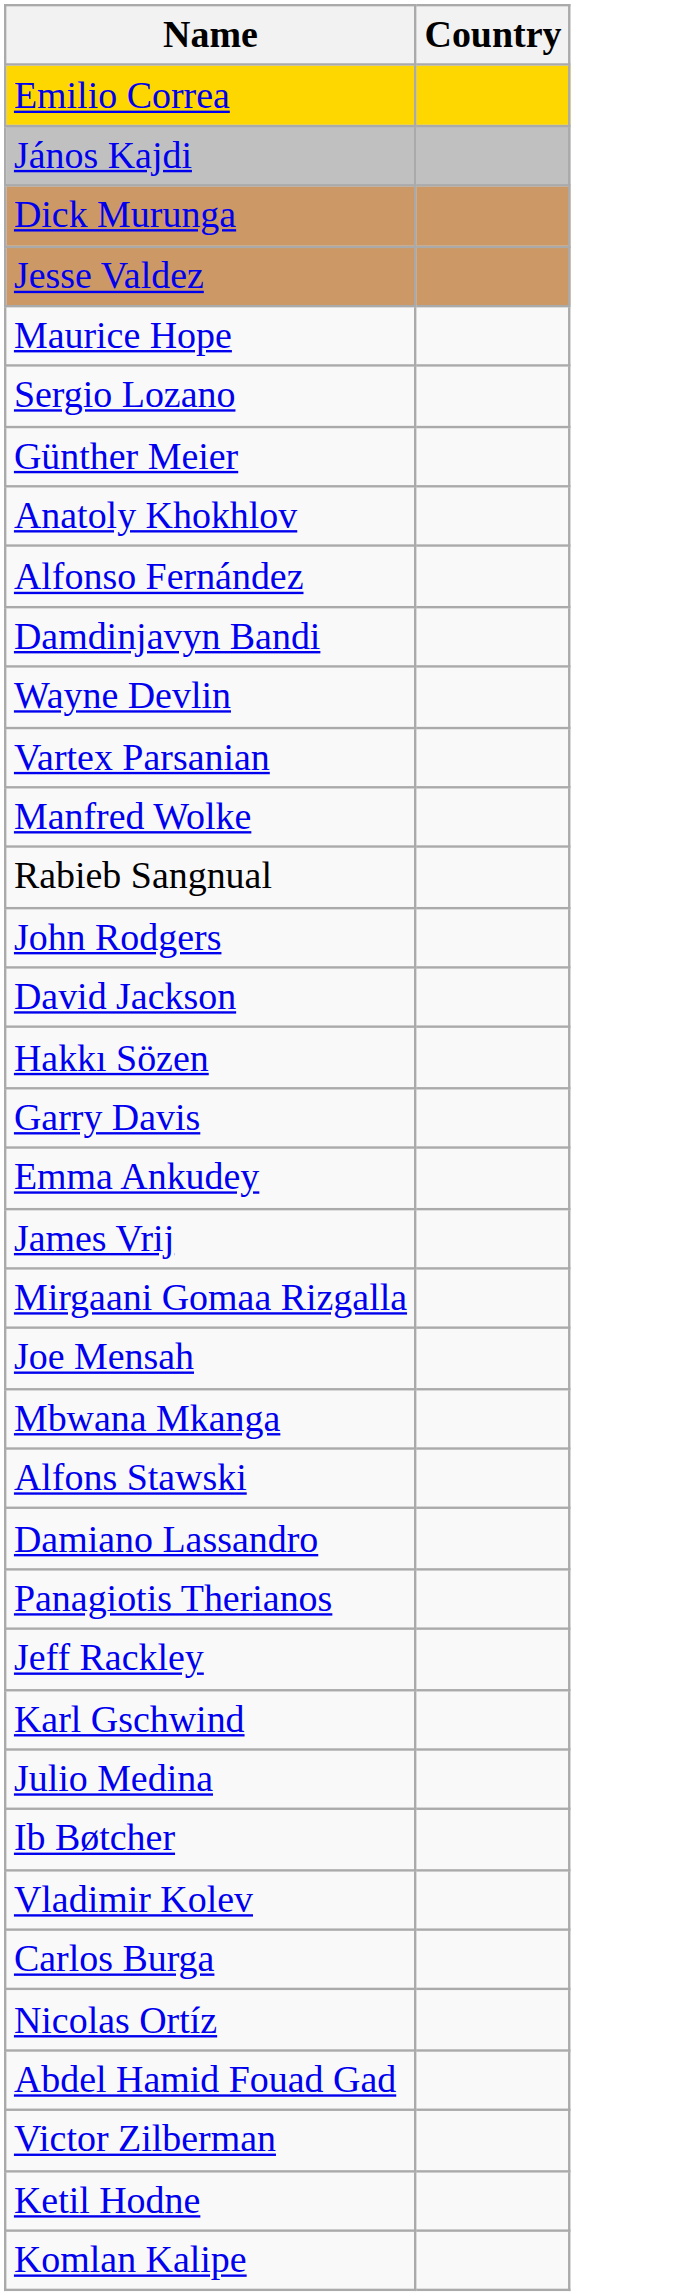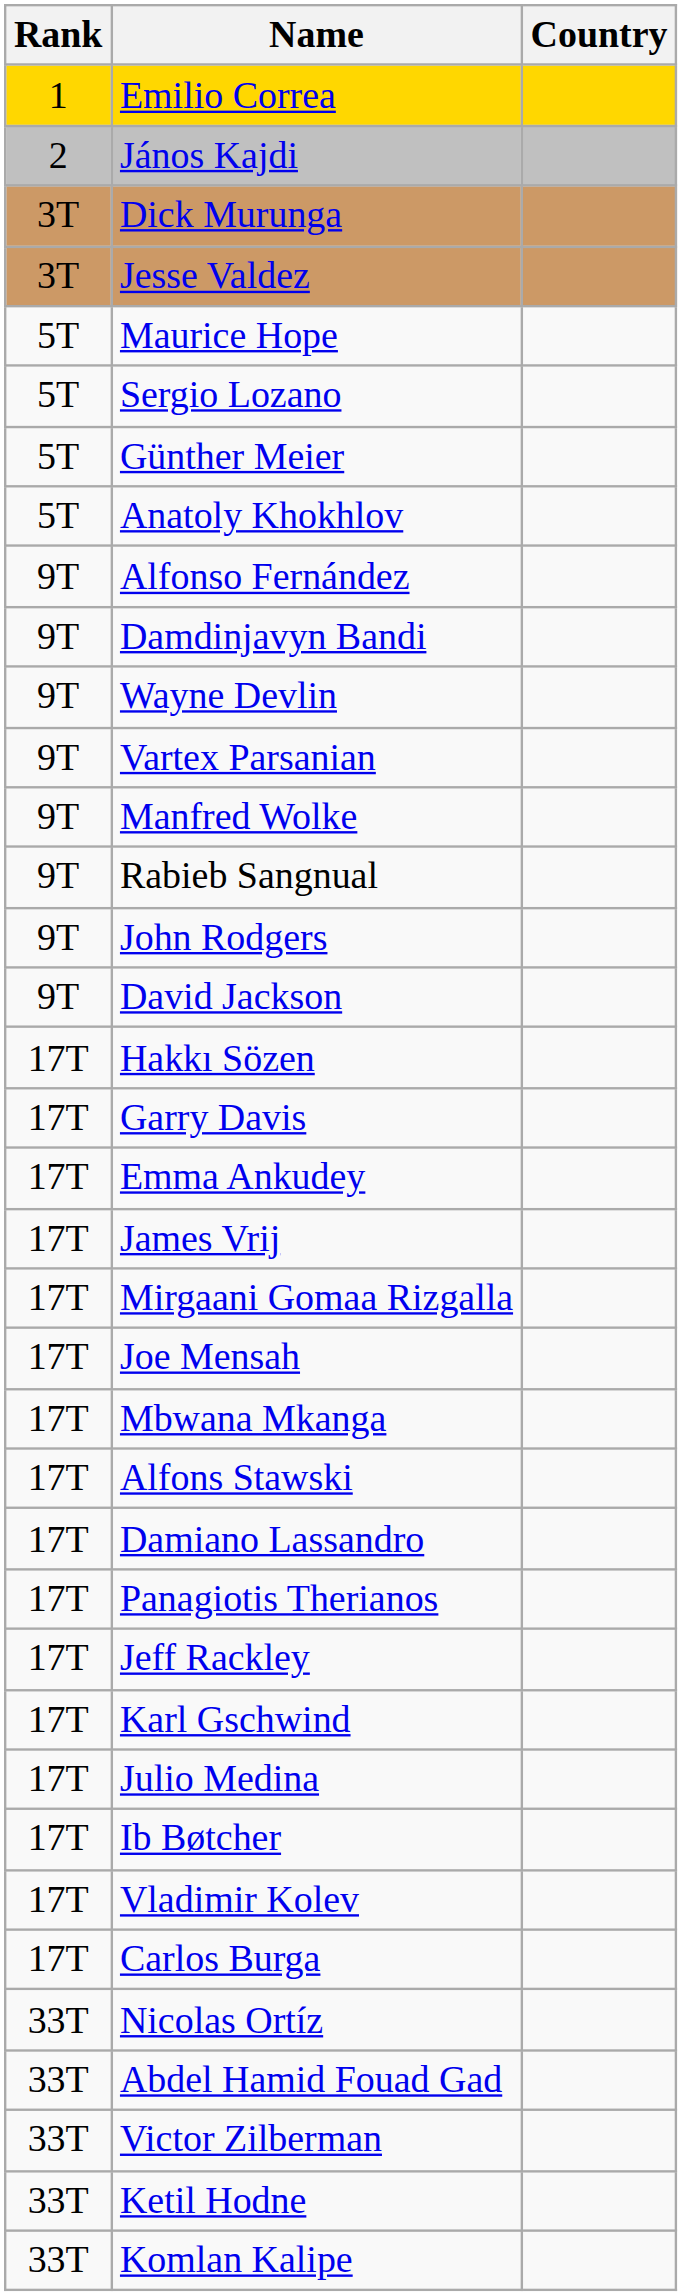+ column: (58, 34)
